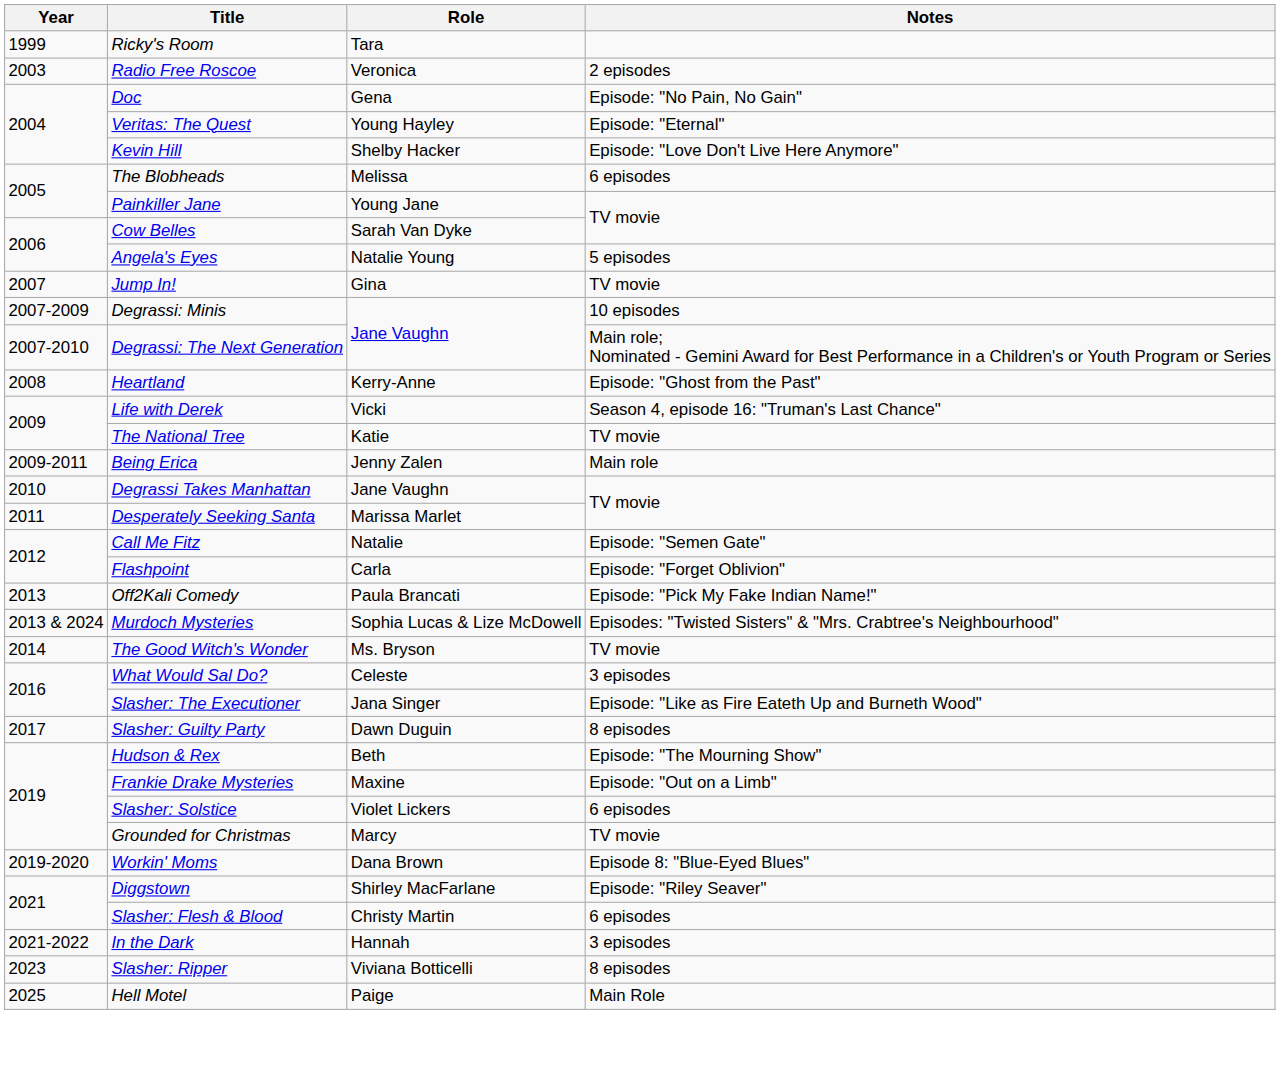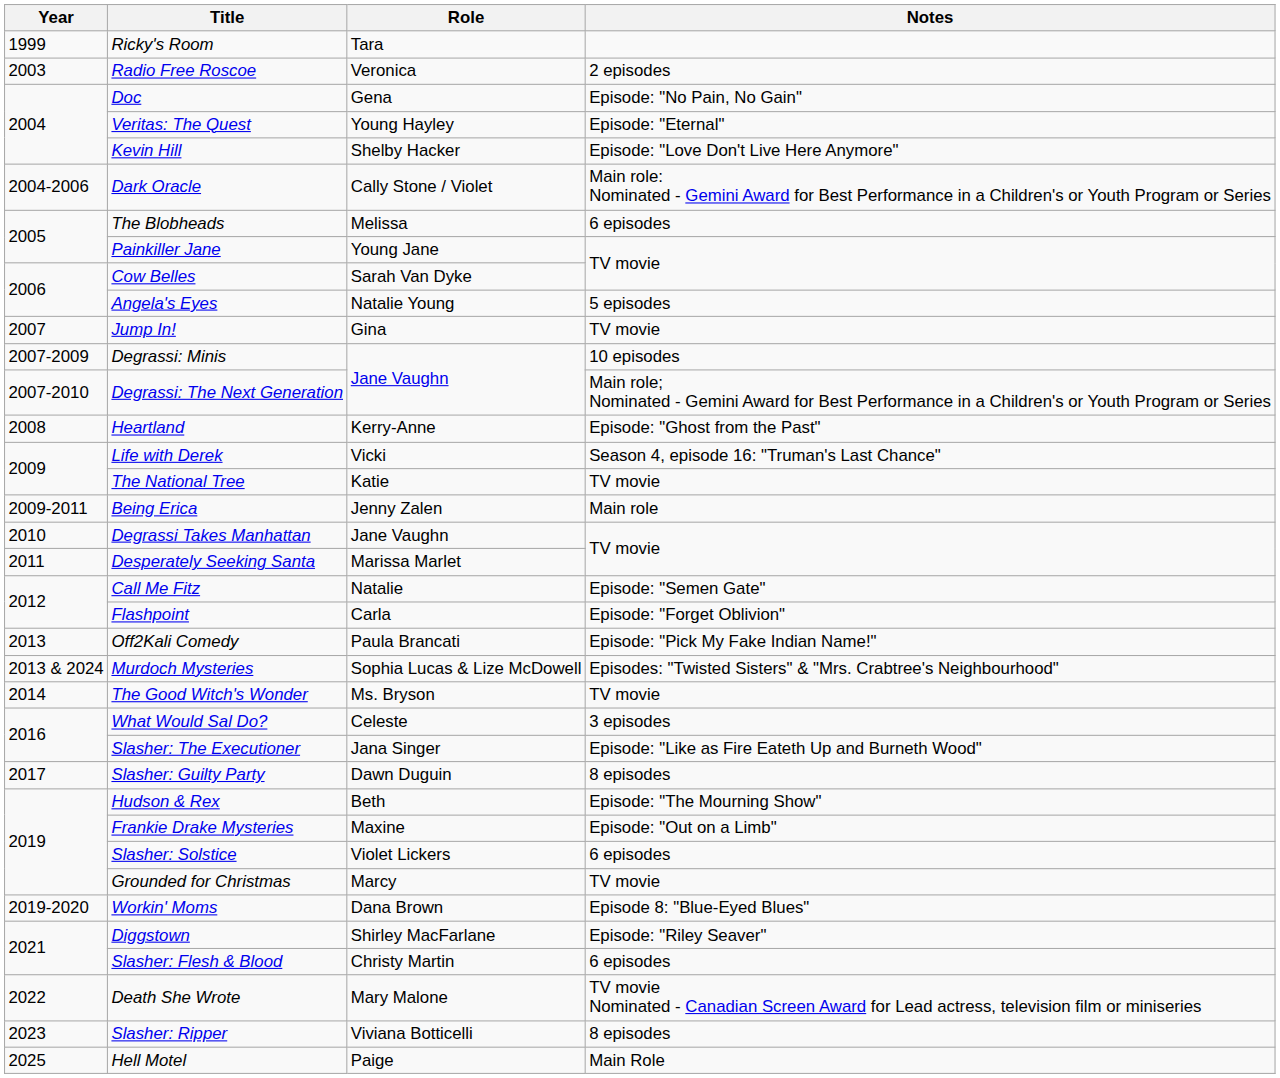+ row: (156, 187)
- row: (153, 942)
+ row: (176, 997)
